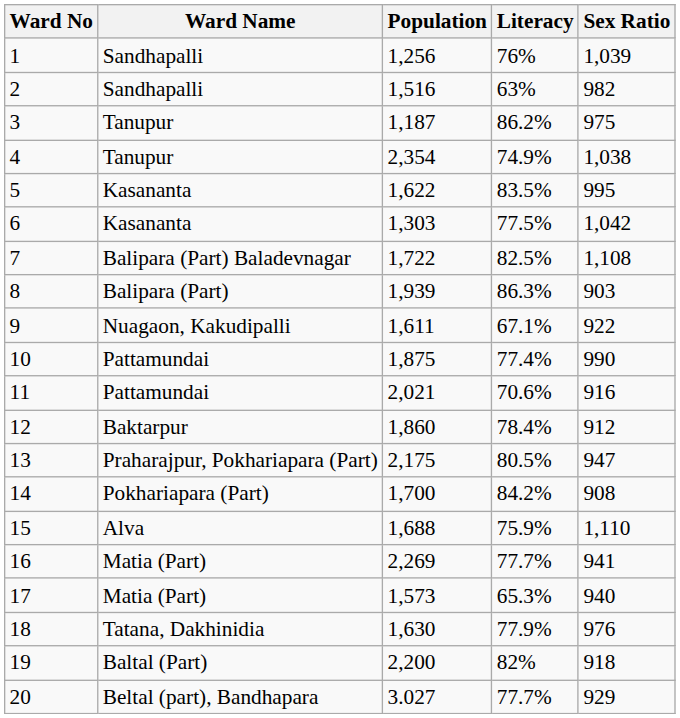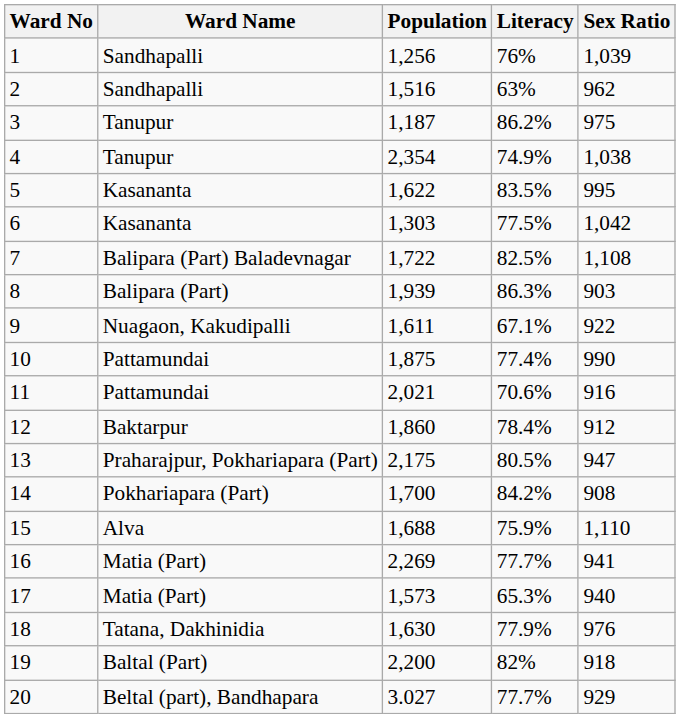(599, 88) 982 -> (599, 88) 962
